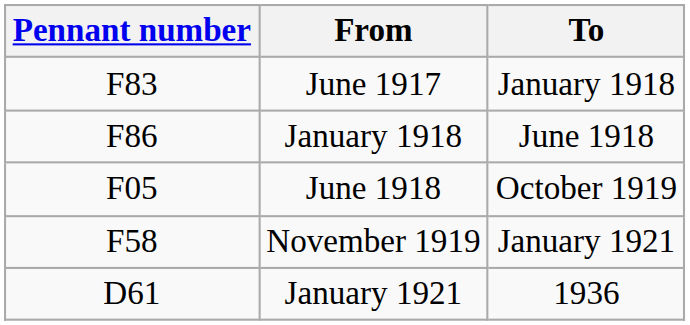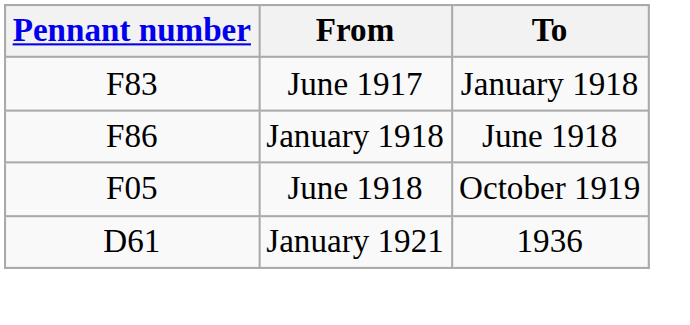- row: (373, 240)
